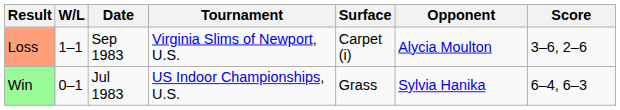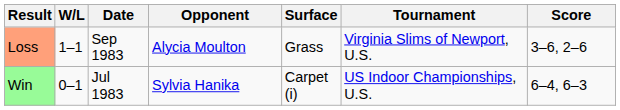columns swapped: (242, 15) <-> (461, 15)
(360, 46) Carpet (i) -> (304, 46) Grass
(358, 85) Grass -> (306, 85) Carpet (i)
